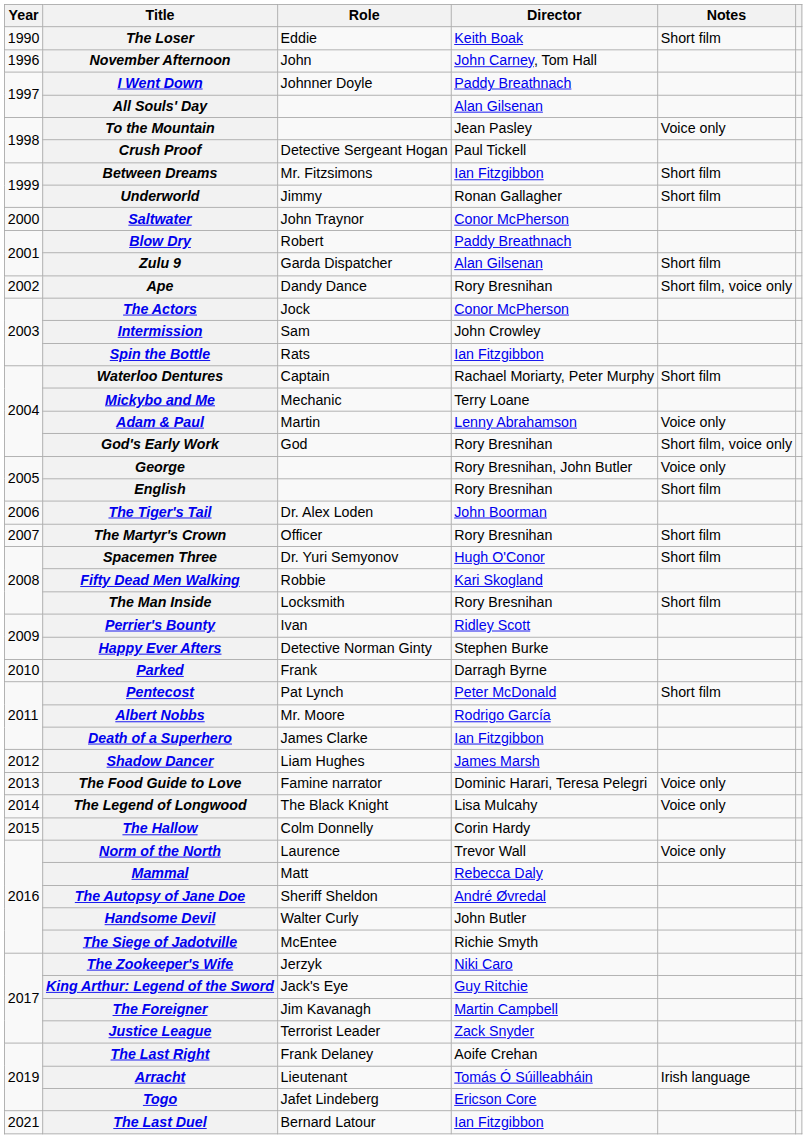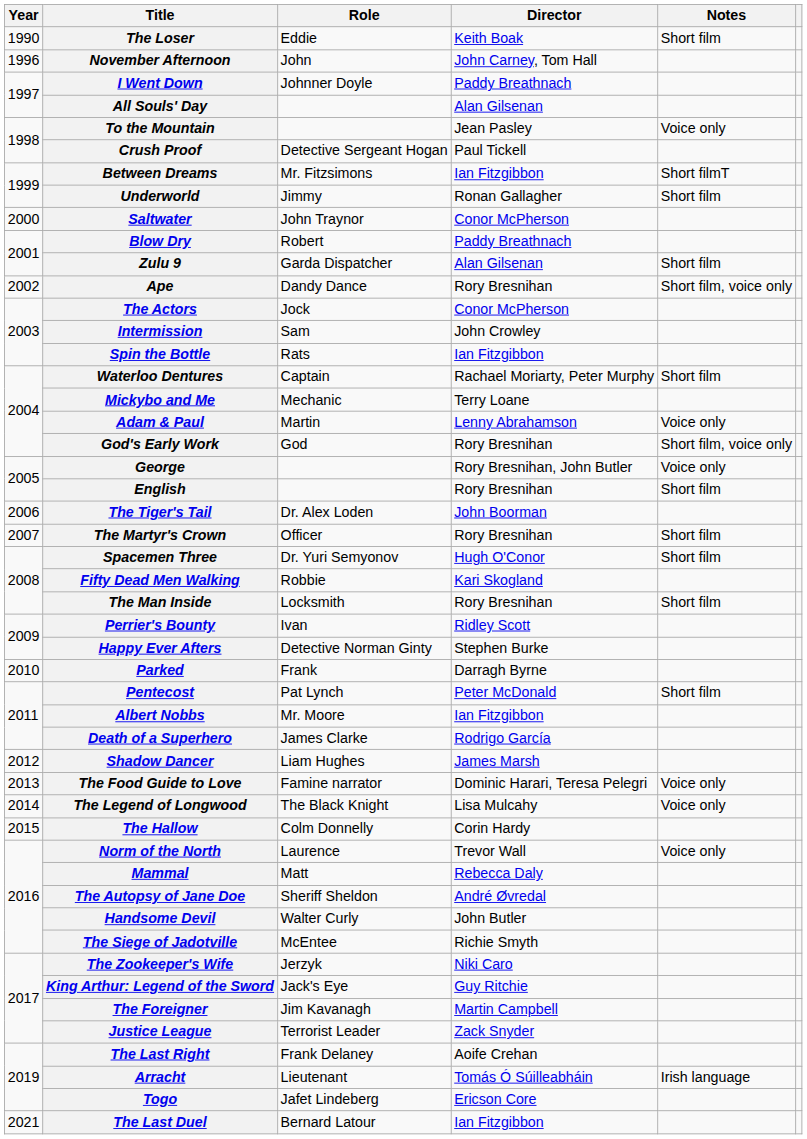(691, 173) Short film -> (695, 173) Short filmT
(502, 715) Rodrigo García -> (499, 715) Ian Fitzgibbon
(499, 738) Ian Fitzgibbon -> (502, 738) Rodrigo García
